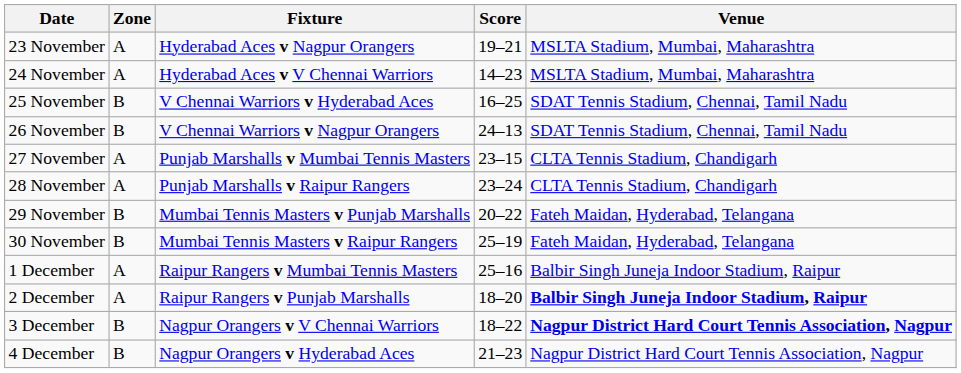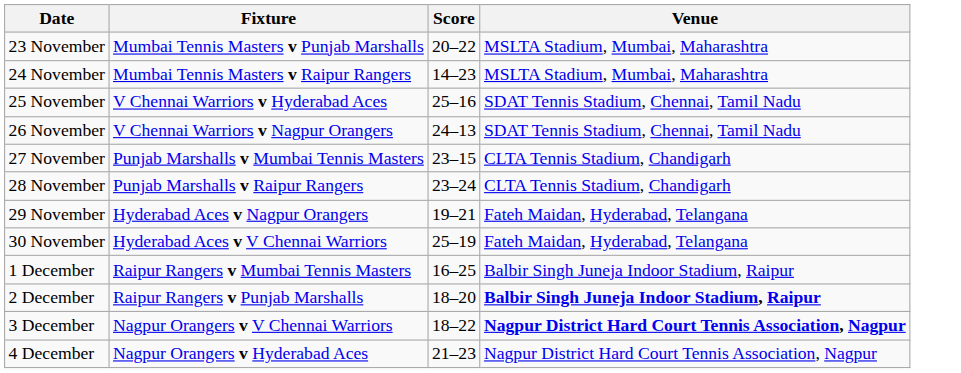- column: (132, 18)
(287, 46) Hyderabad Aces v Nagpur Orangers -> (268, 46) Mumbai Tennis Masters v Punjab Marshalls
(500, 46) 19–21 -> (454, 46) 20–22
(296, 74) Hyderabad Aces v V Chennai Warriors -> (262, 74) Mumbai Tennis Masters v Raipur Rangers
(500, 102) 16–25 -> (454, 102) 25–16
(315, 213) Mumbai Tennis Masters v Punjab Marshalls -> (241, 213) Hyderabad Aces v Nagpur Orangers
(500, 213) 20–22 -> (454, 213) 19–21
(308, 241) Mumbai Tennis Masters v Raipur Rangers -> (250, 241) Hyderabad Aces v V Chennai Warriors
(500, 269) 25–16 -> (454, 269) 16–25
